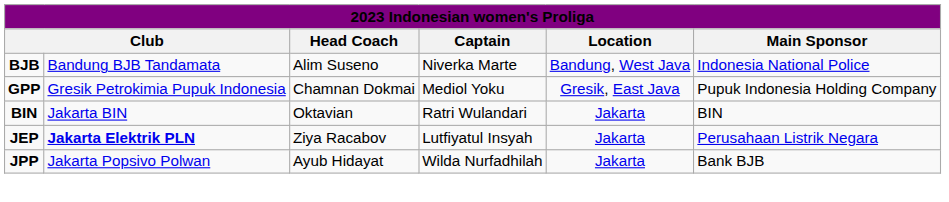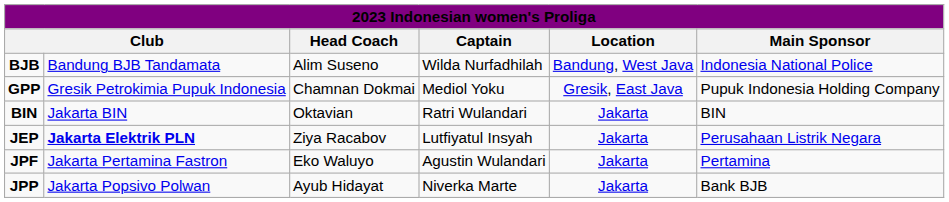(470, 65) Niverka Marte -> (482, 65) Wilda Nurfadhilah
+ row: (24, 162)
(482, 162) Wilda Nurfadhilah -> (470, 186) Niverka Marte
